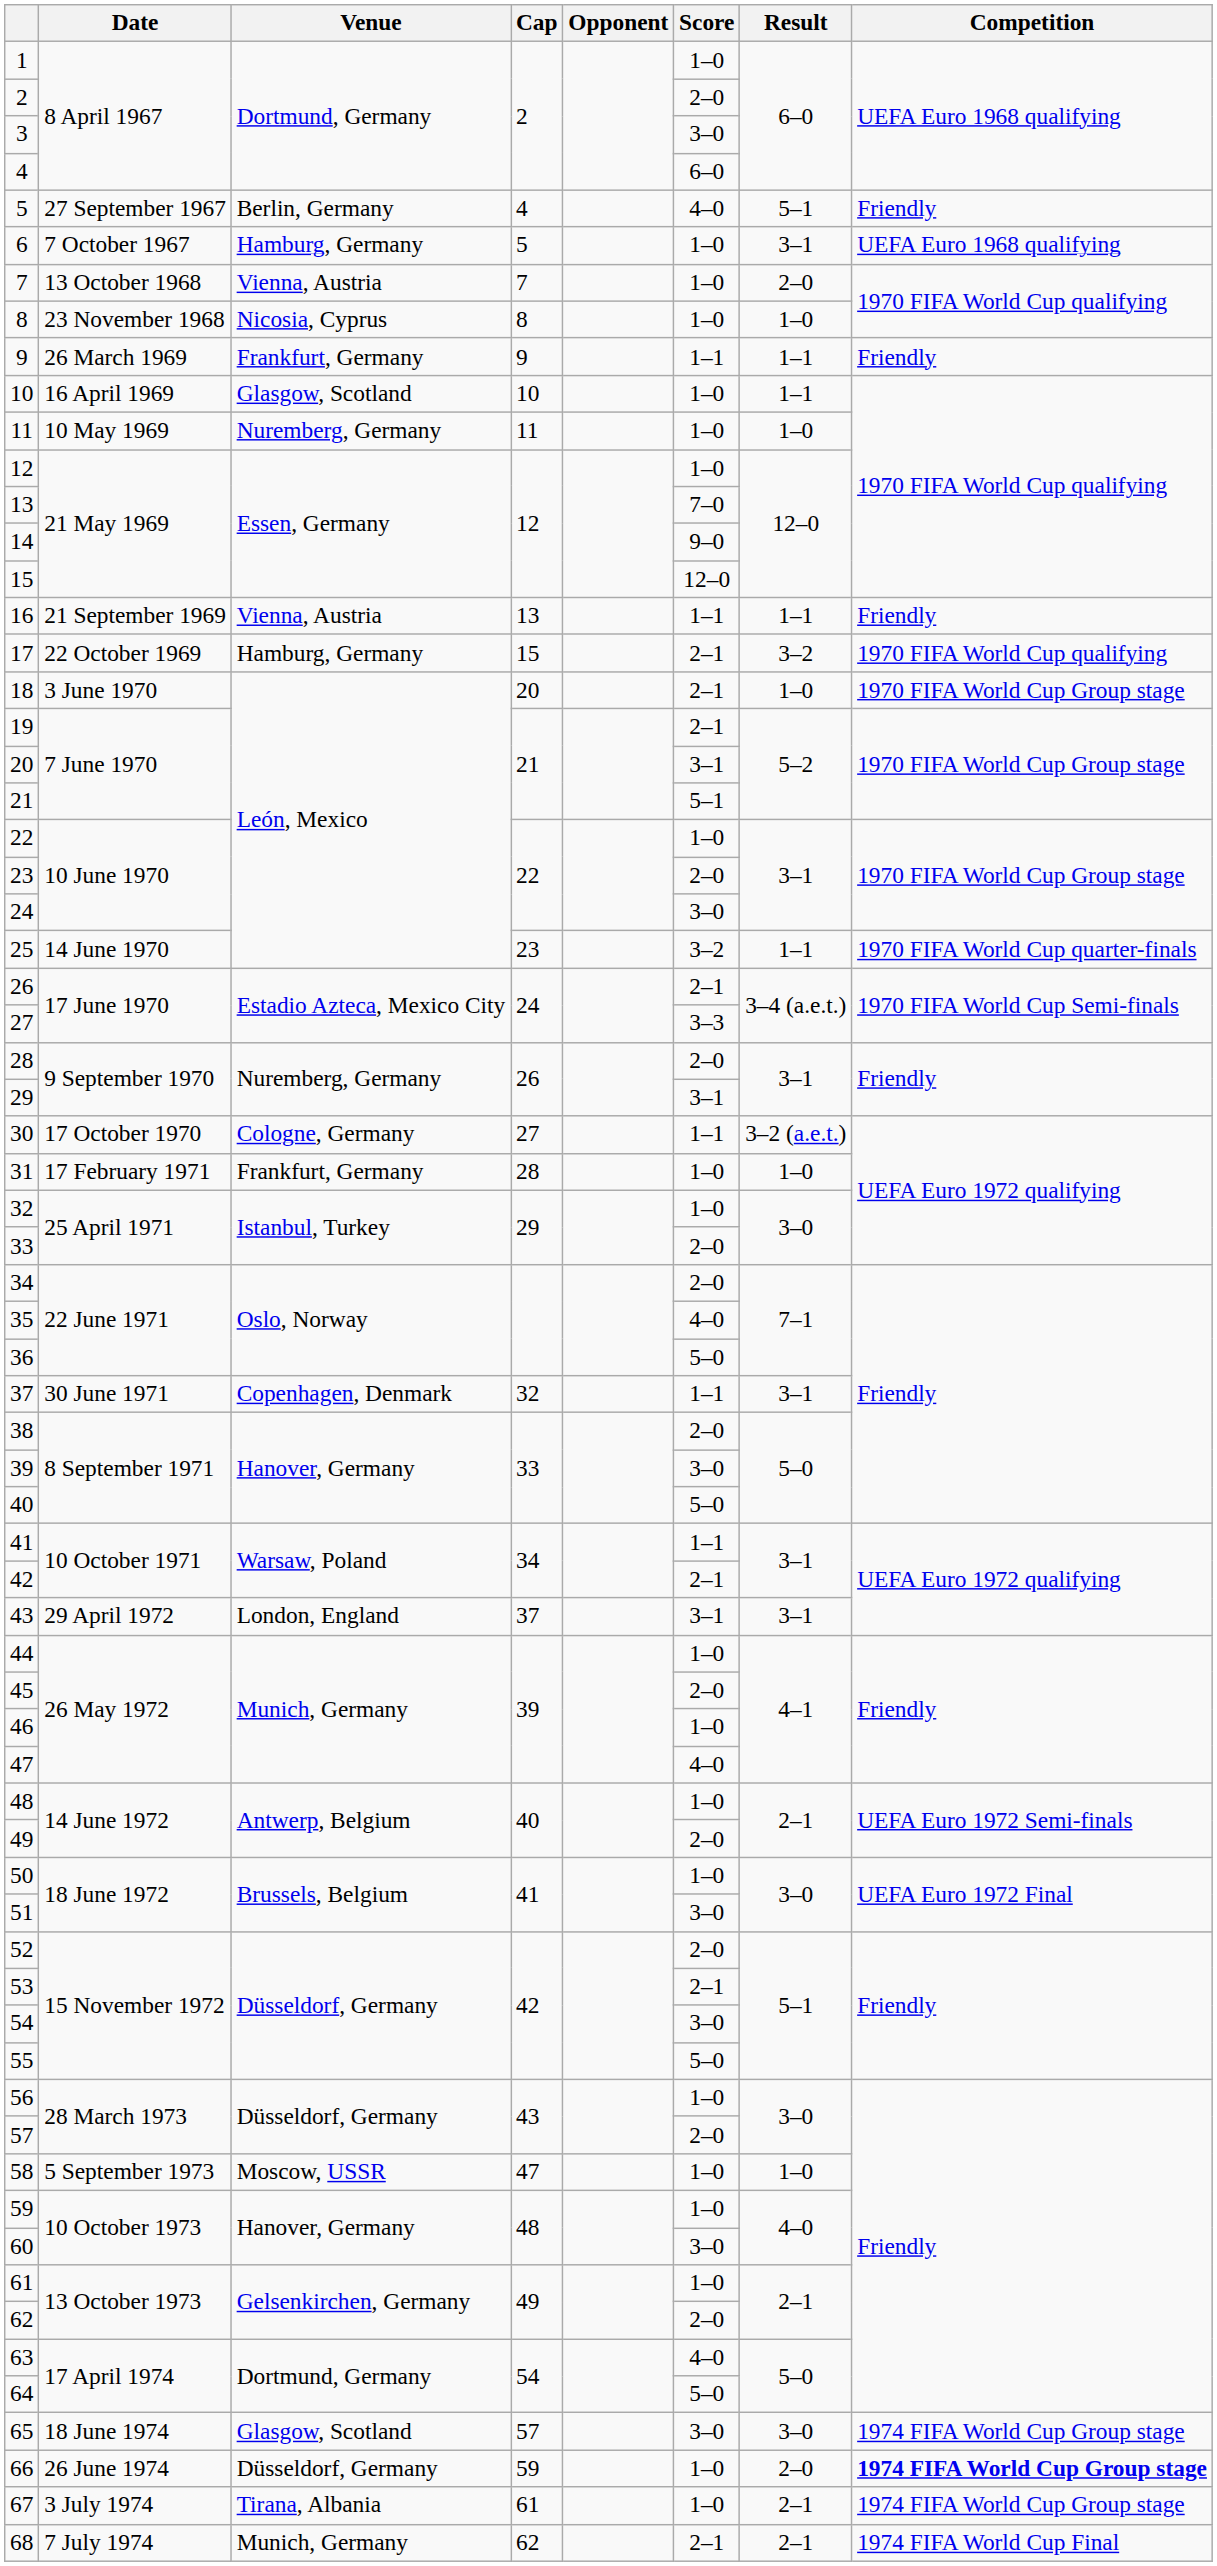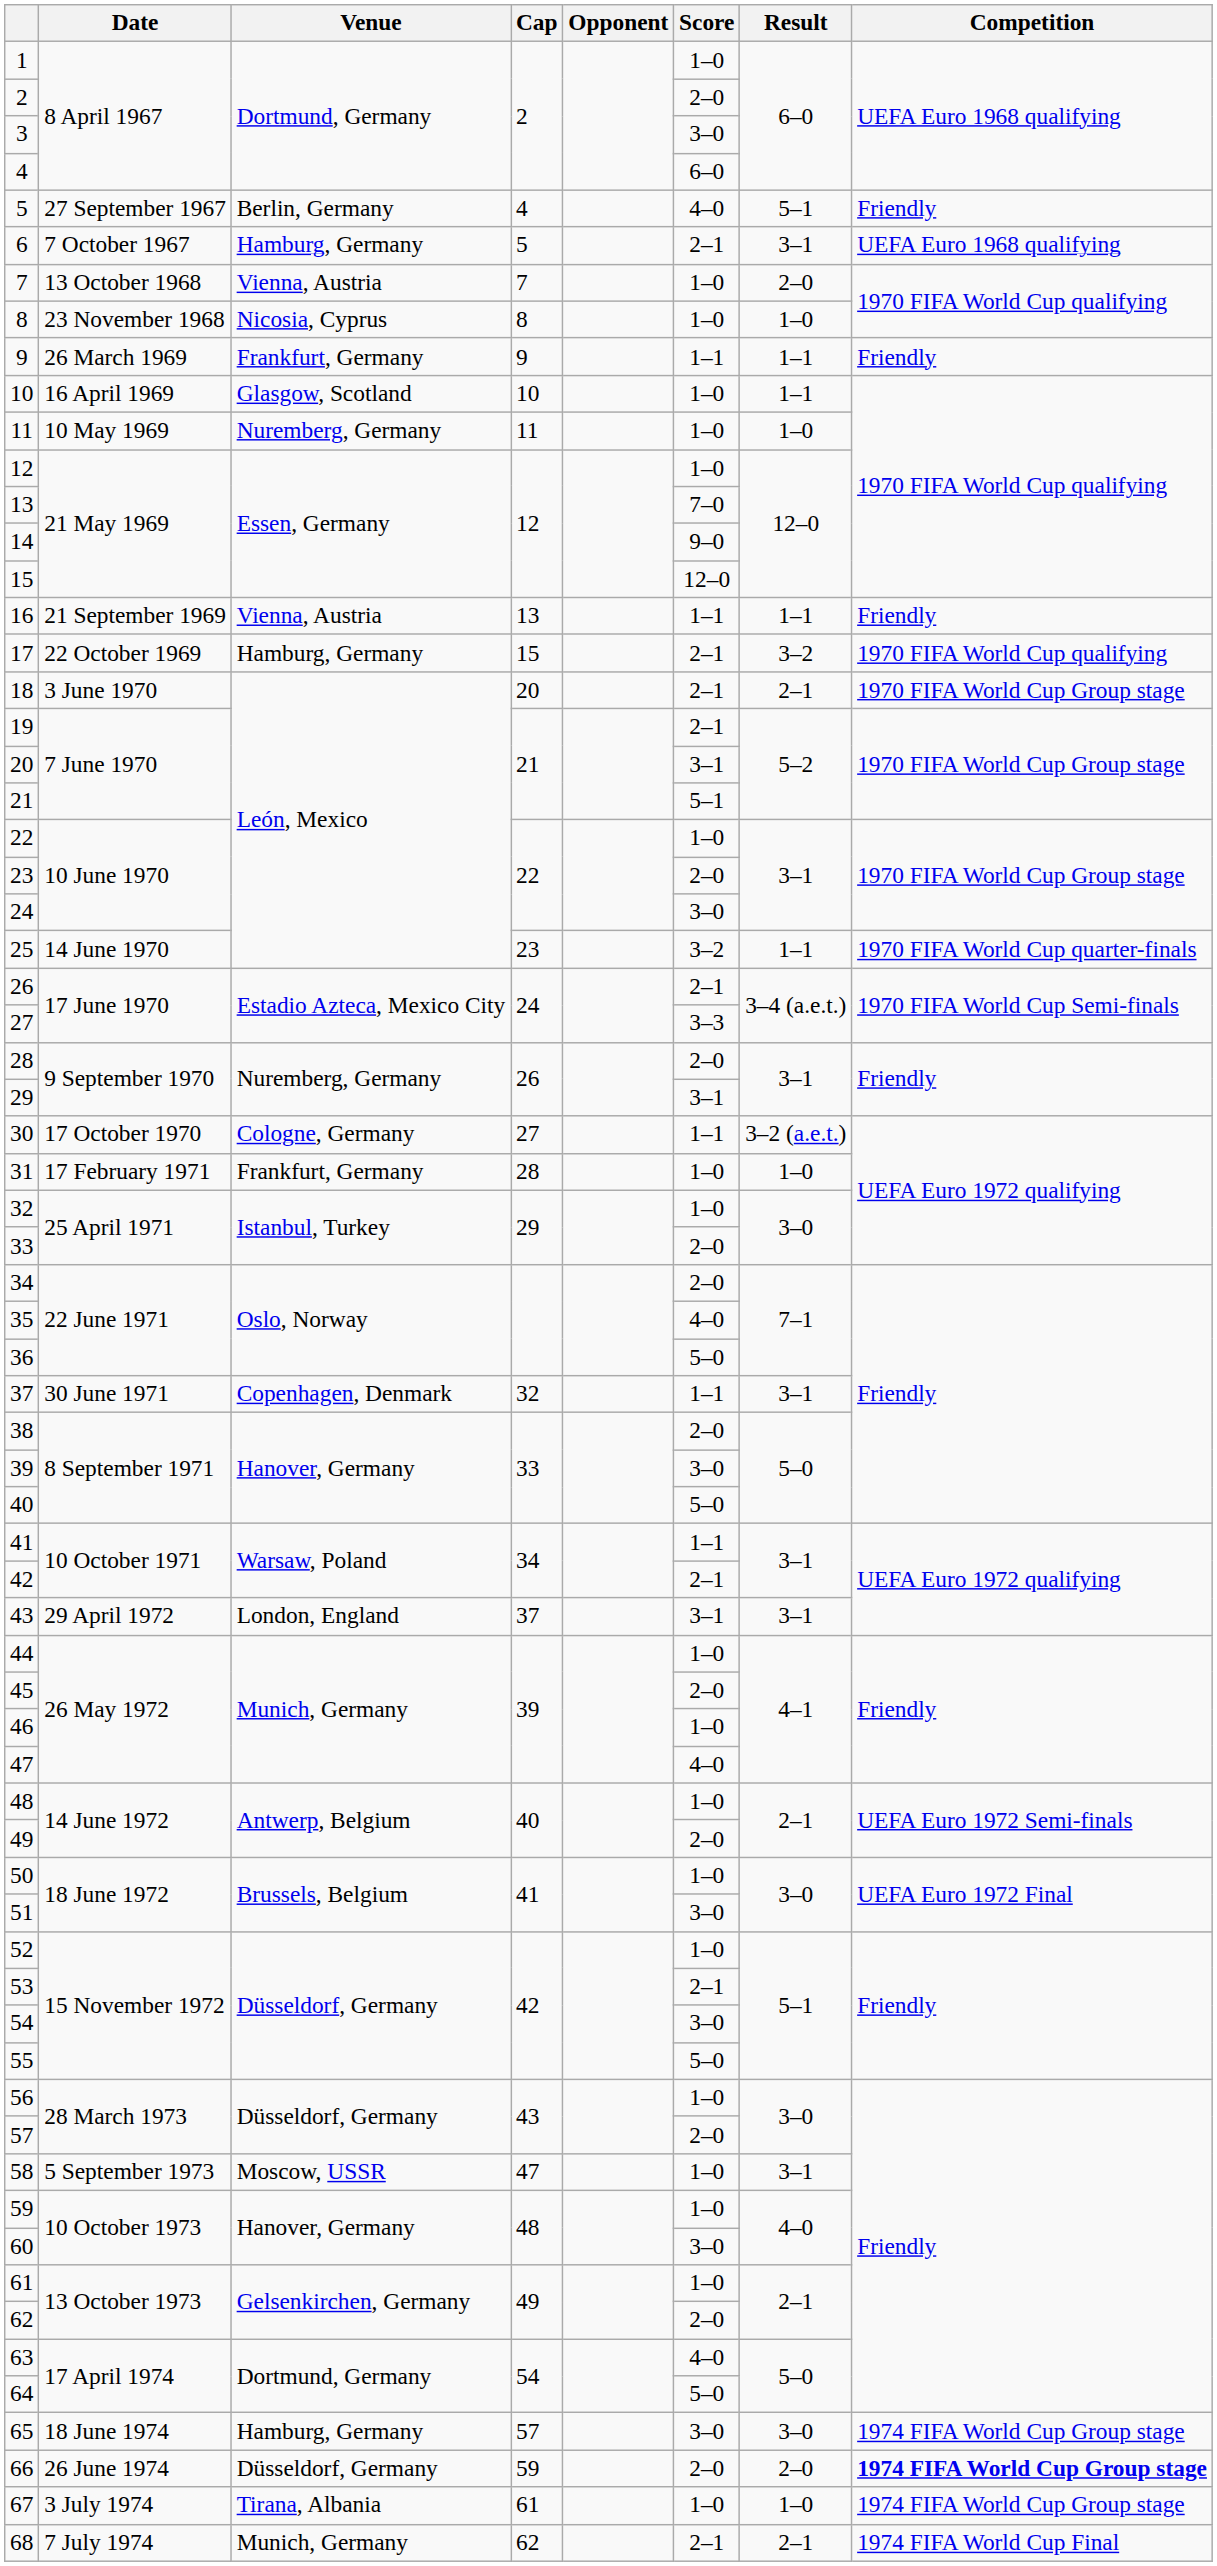(707, 245) 1–0 -> (707, 245) 2–1
(796, 689) 1–0 -> (796, 689) 2–1
(707, 1949) 2–0 -> (707, 1949) 1–0
(796, 2171) 1–0 -> (796, 2171) 3–1
(324, 2431) Glasgow, Scotland -> (330, 2431) Hamburg, Germany
(707, 2468) 1–0 -> (707, 2468) 2–0
(796, 2505) 2–1 -> (796, 2505) 1–0
